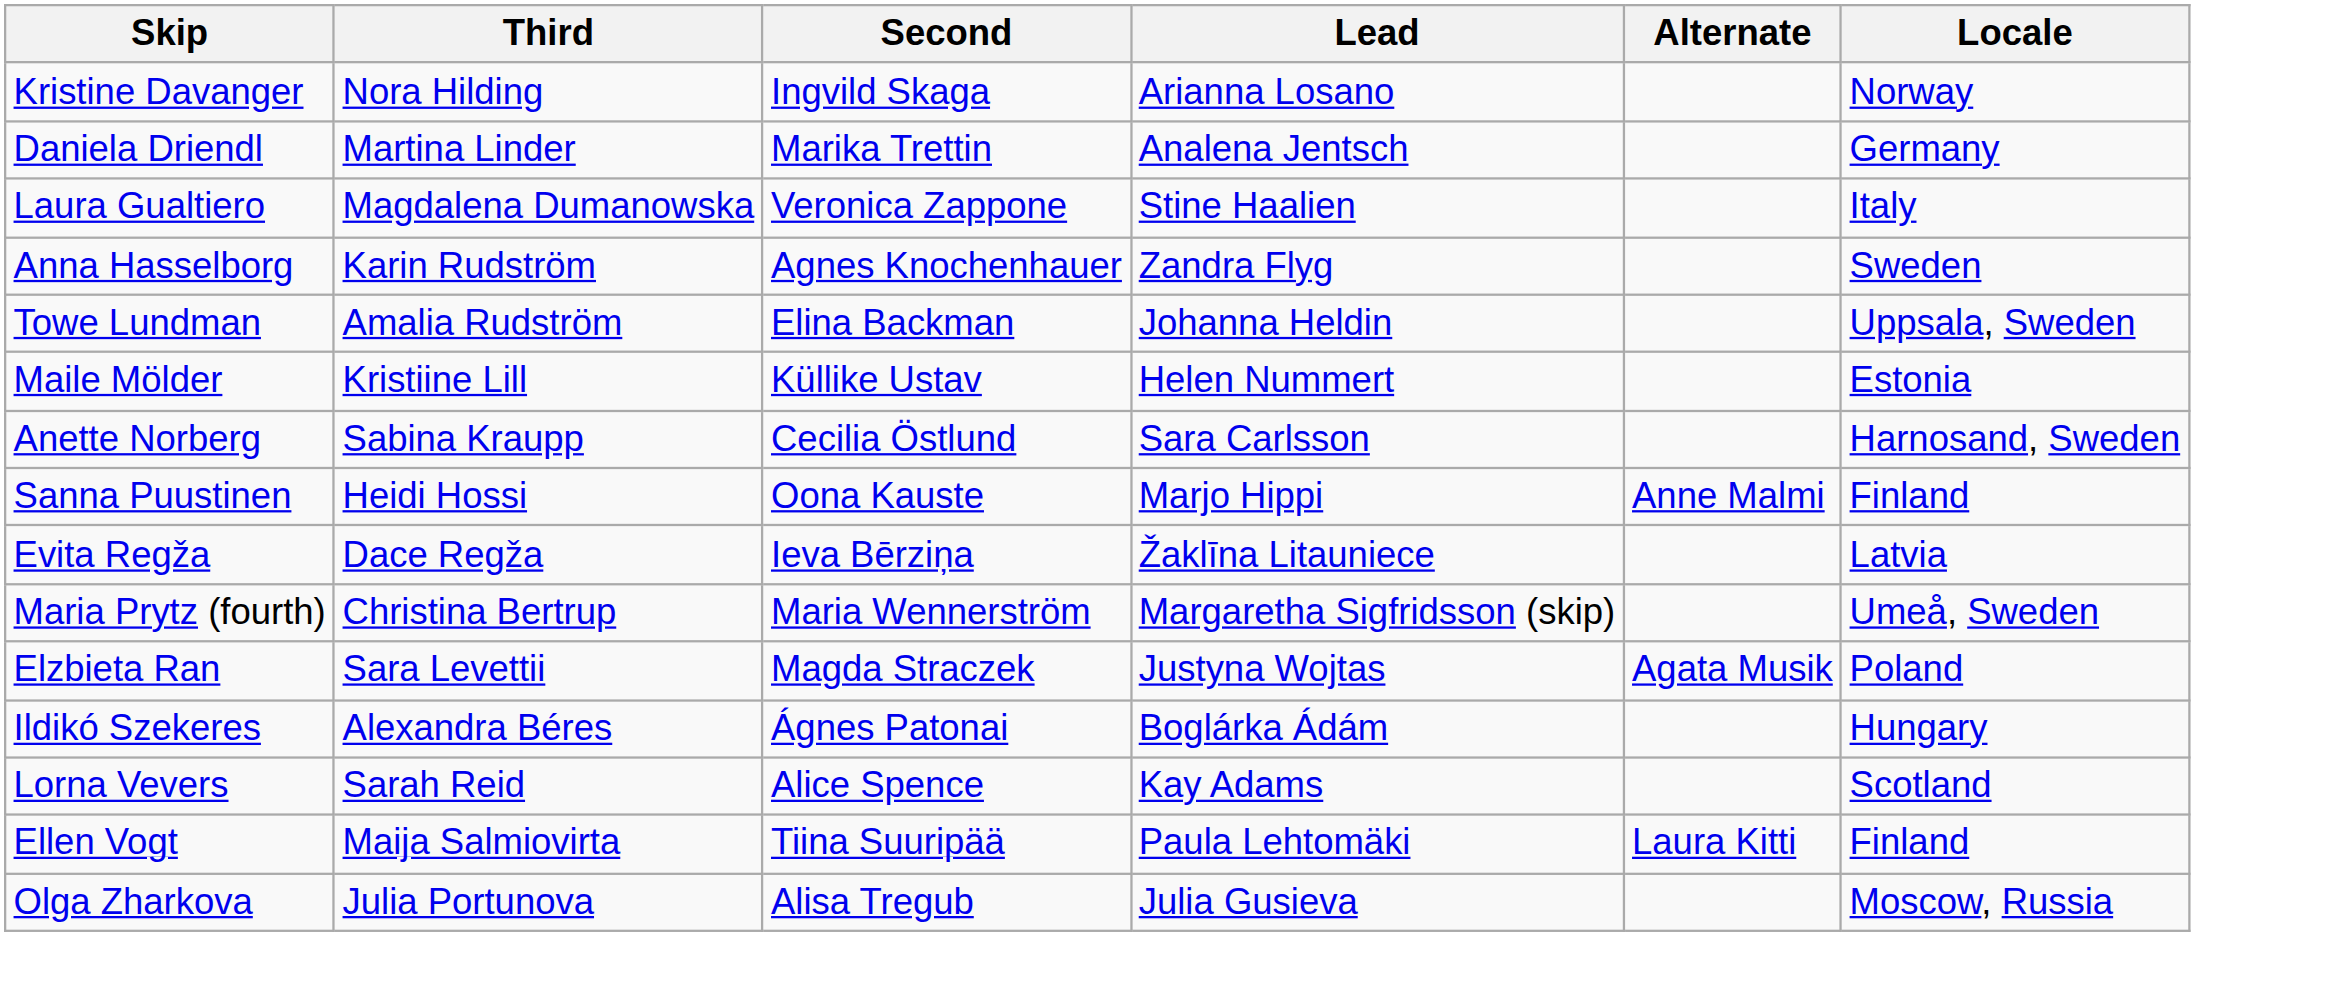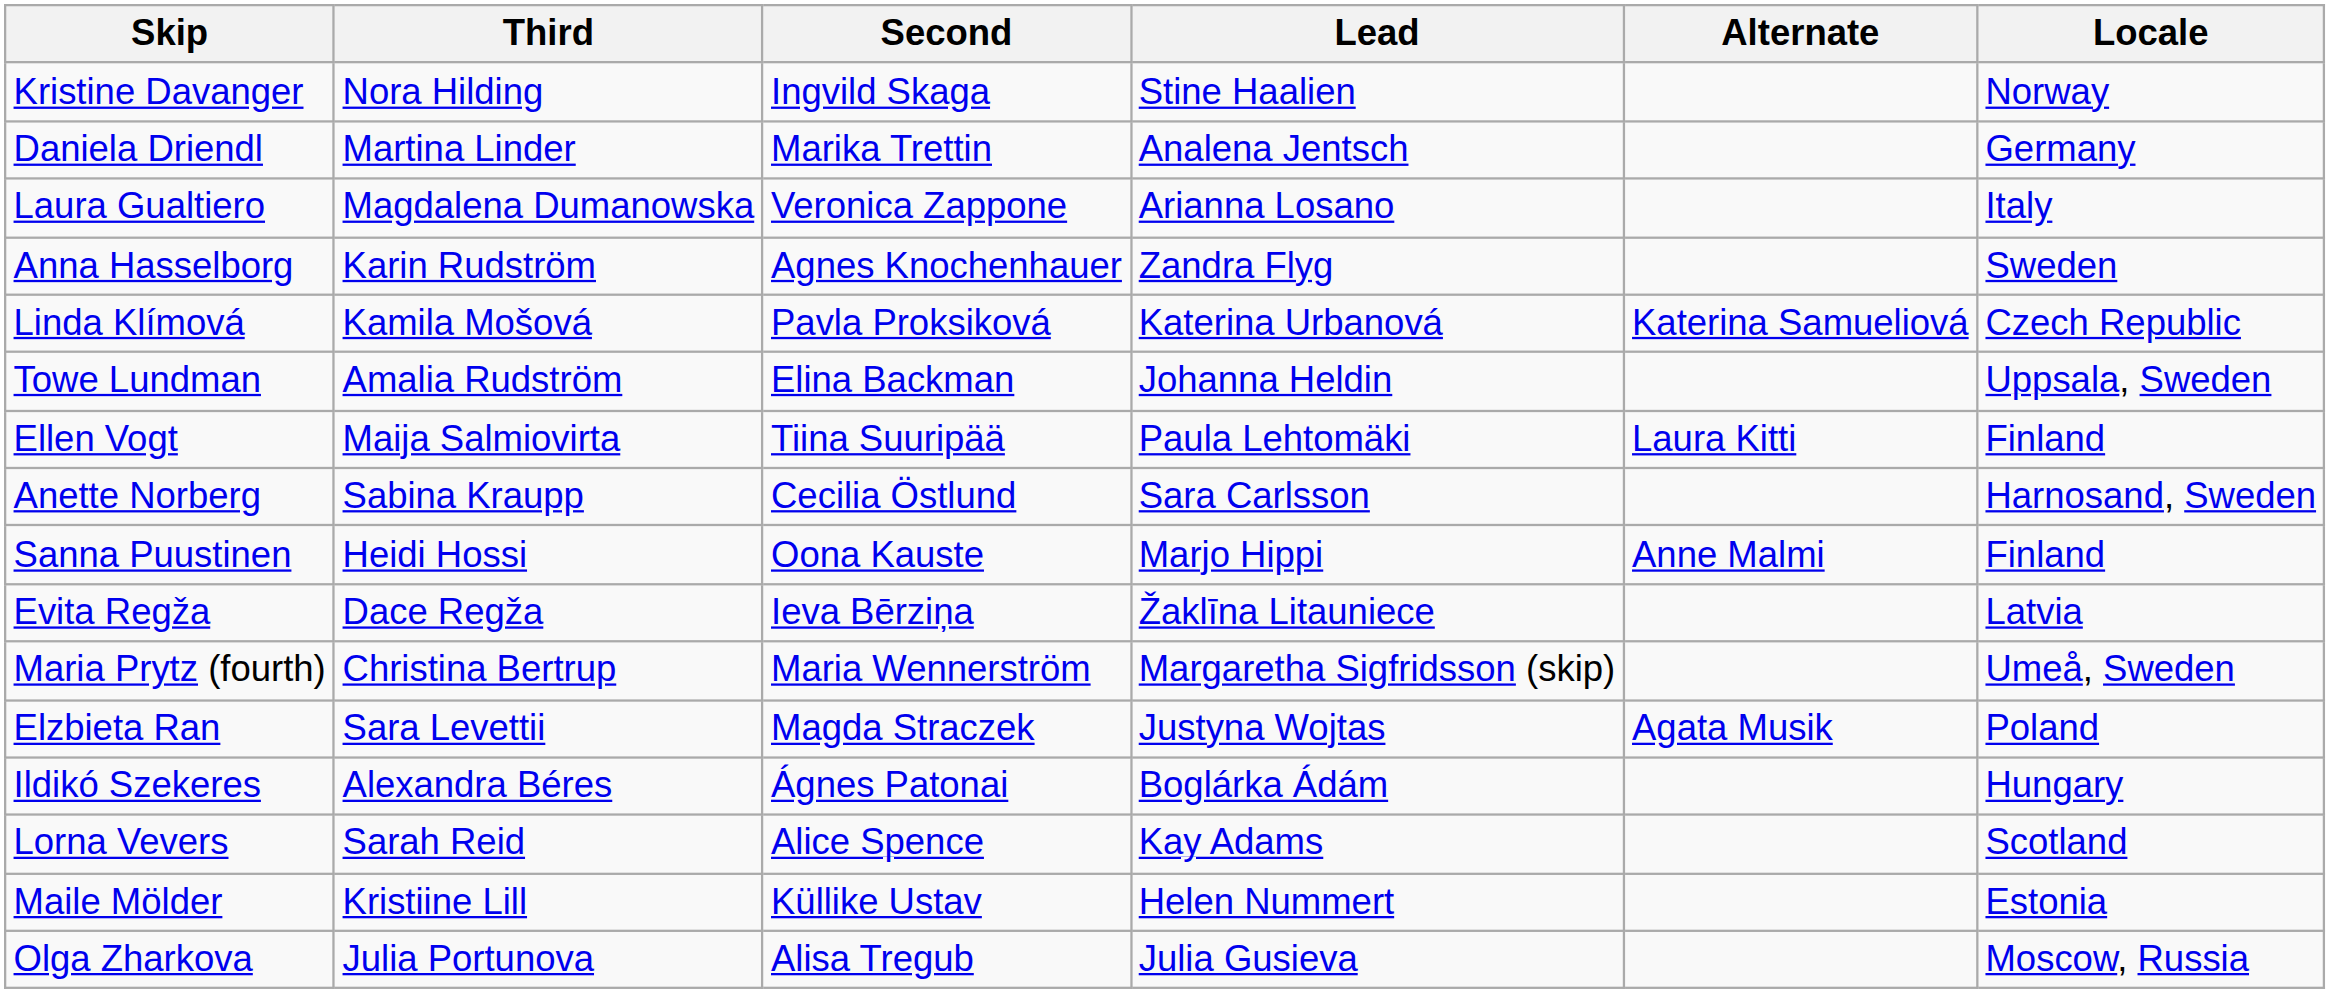(1267, 91) Arianna Losano -> (1247, 91) Stine Haalien
(1247, 206) Stine Haalien -> (1267, 206) Arianna Losano
+ row: (129, 322)
rows swapped: (118, 380) <-> (96, 843)
